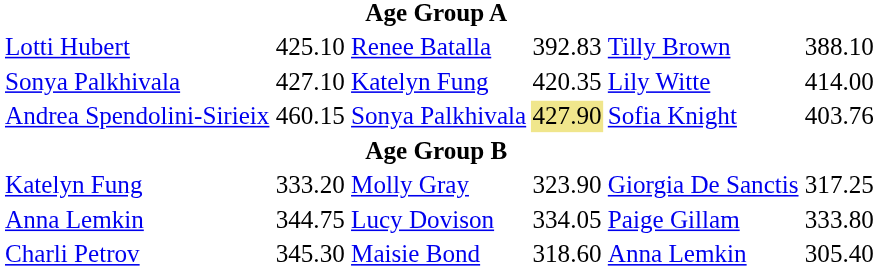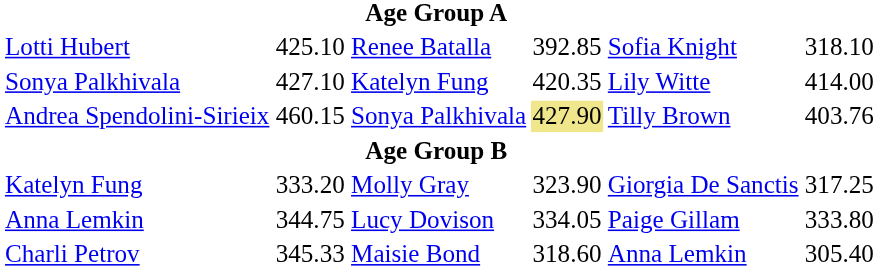(567, 47) 392.83 -> (567, 47) 392.85
(669, 47) Tilly Brown -> (672, 47) Sofia Knight
(839, 47) 388.10 -> (839, 47) 318.10
(672, 116) Sofia Knight -> (669, 116) Tilly Brown
(310, 254) 345.30 -> (310, 254) 345.33
